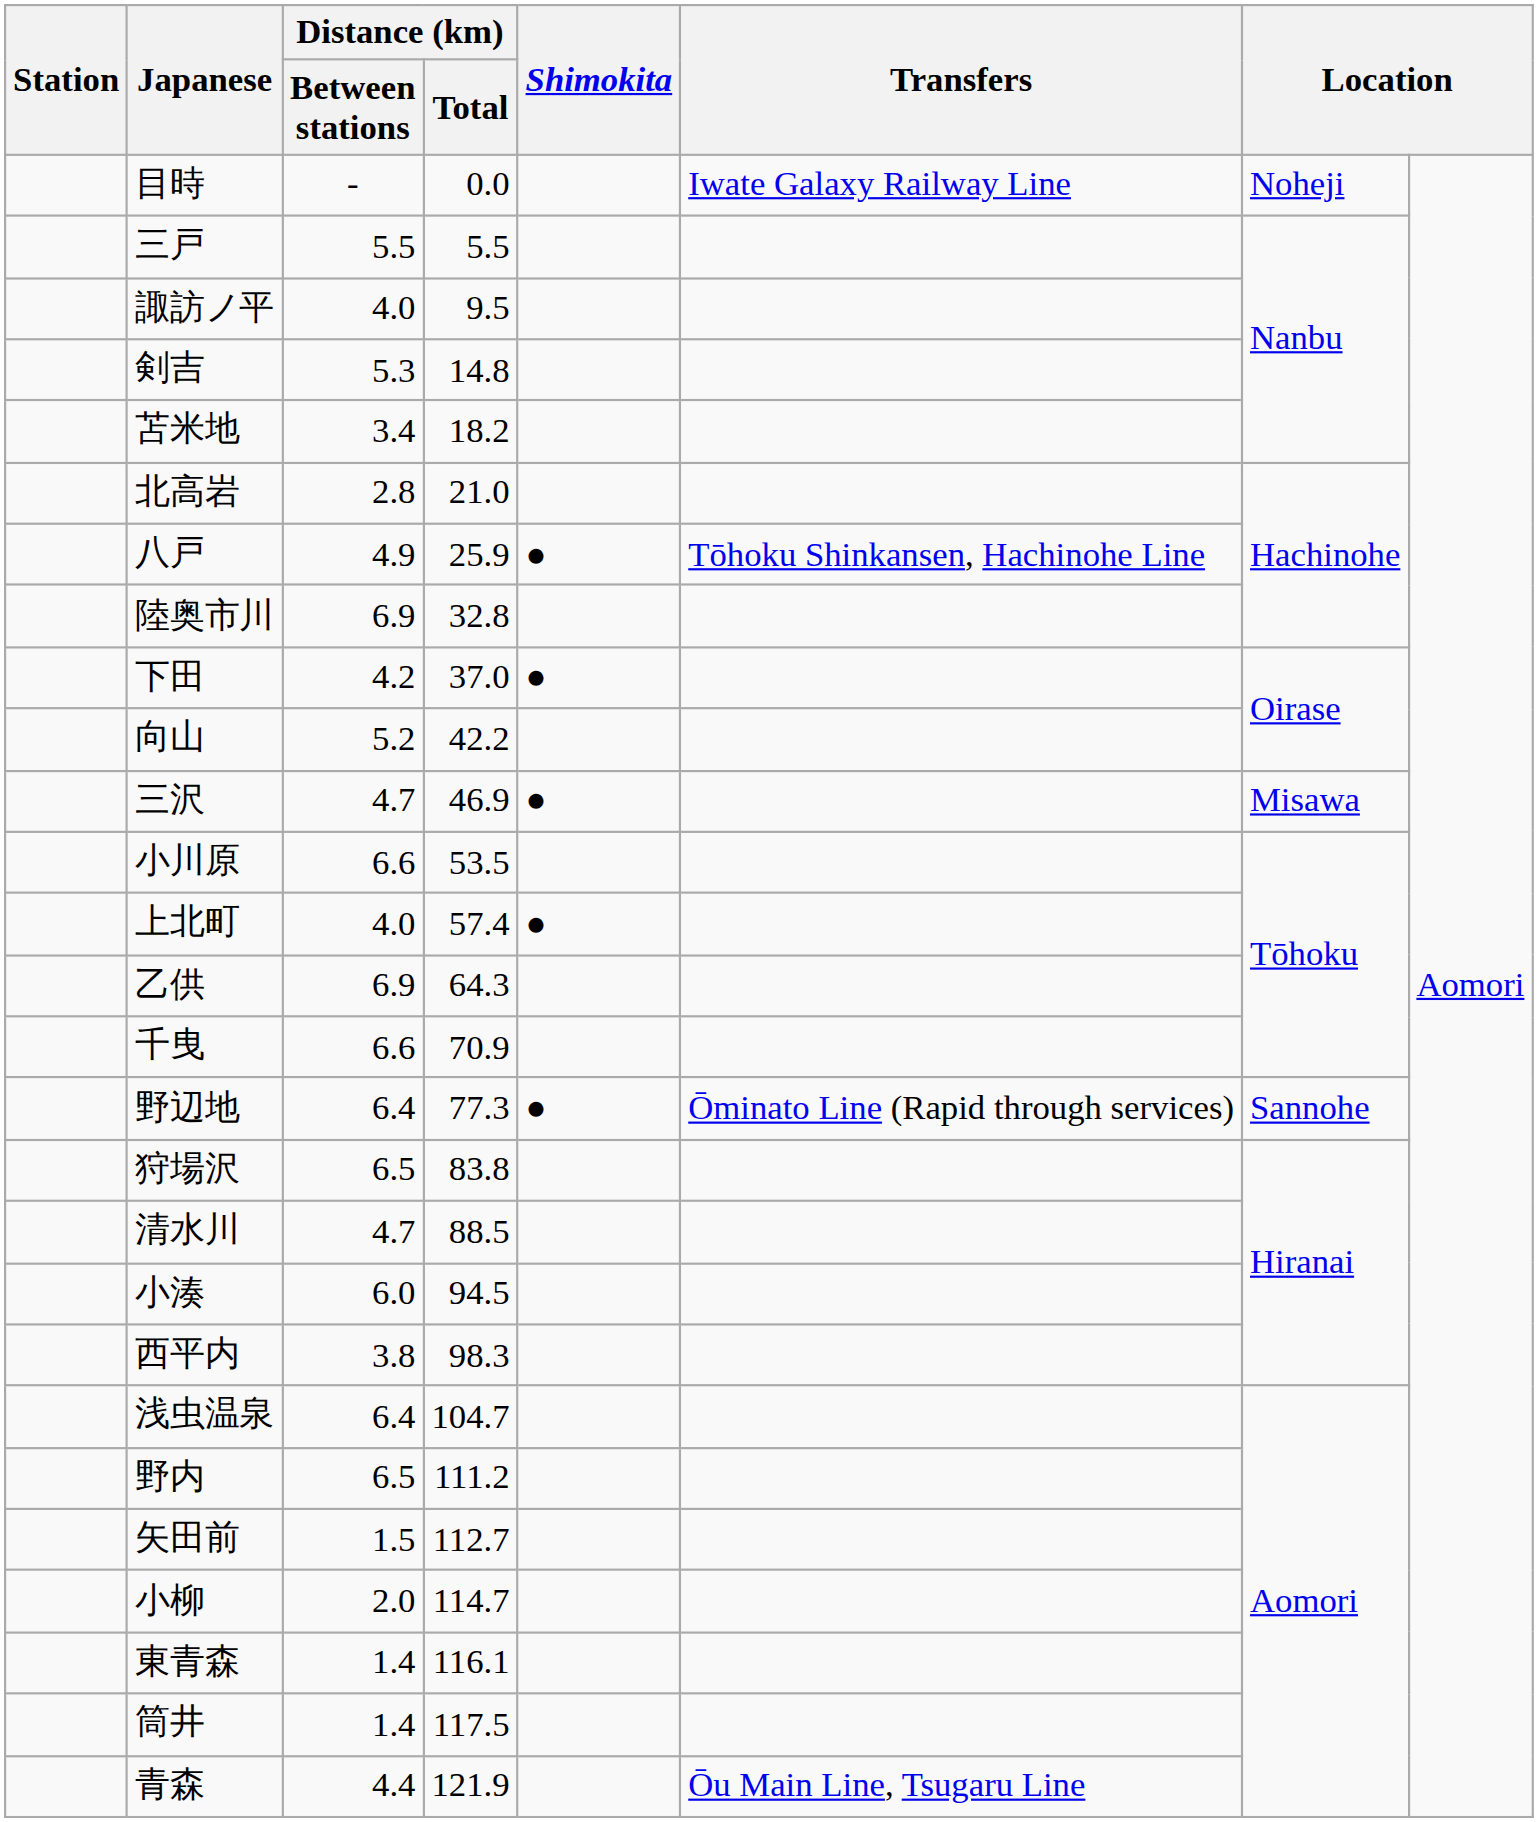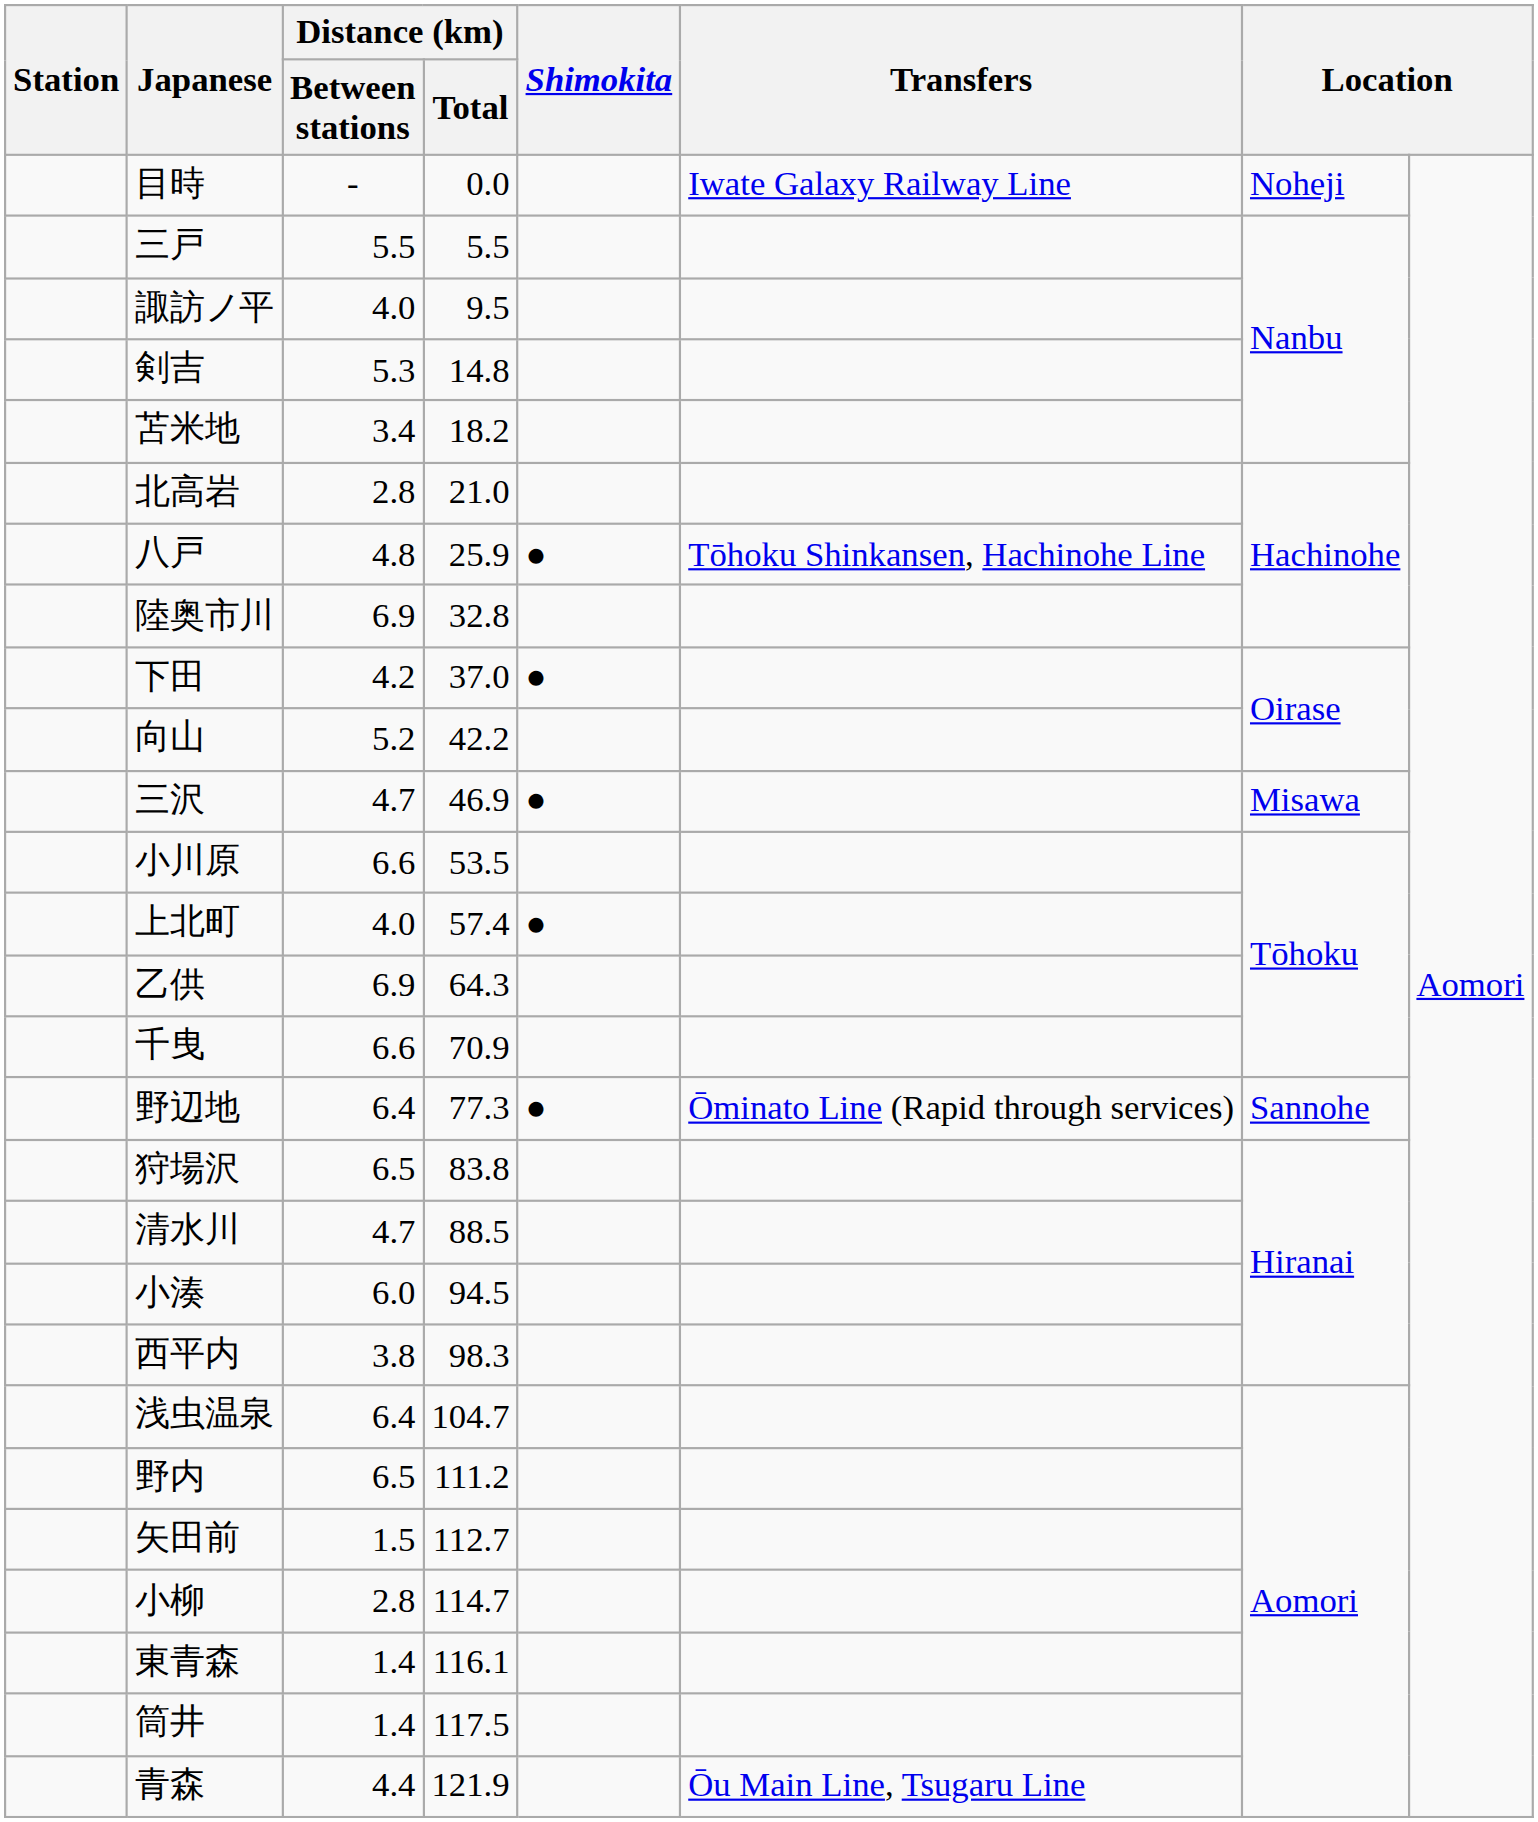(394, 553) 4.9 -> (394, 553) 4.8
(394, 1600) 2.0 -> (394, 1600) 2.8
